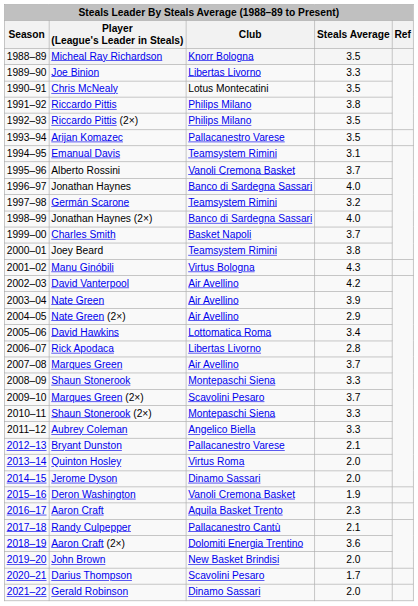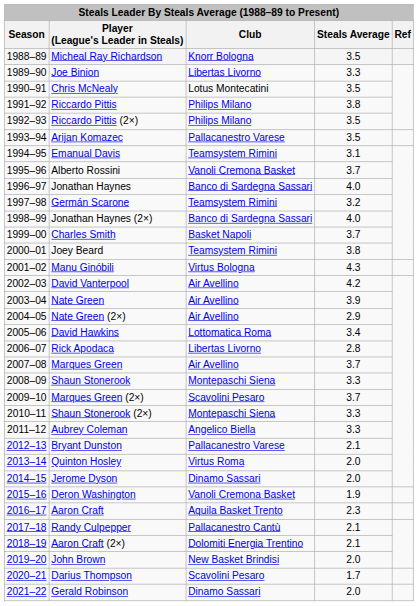(353, 543) 3.6 -> (353, 543) 2.1
